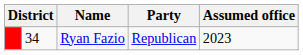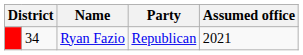(217, 38) 2023 -> (217, 38) 2021
